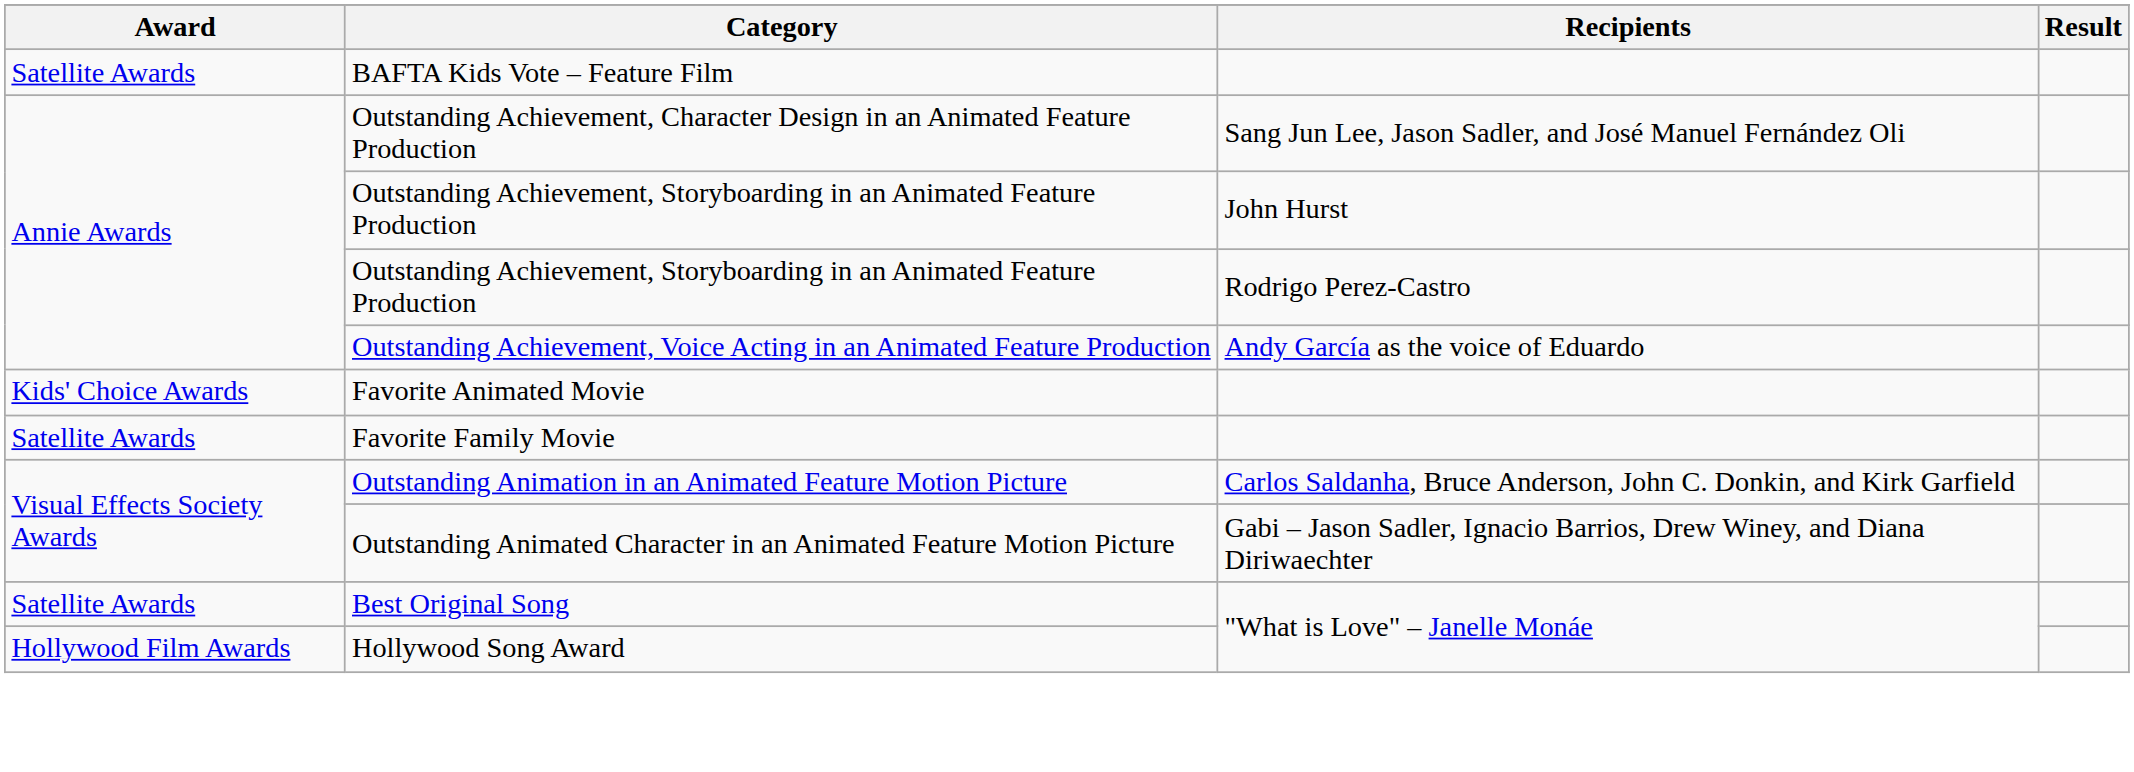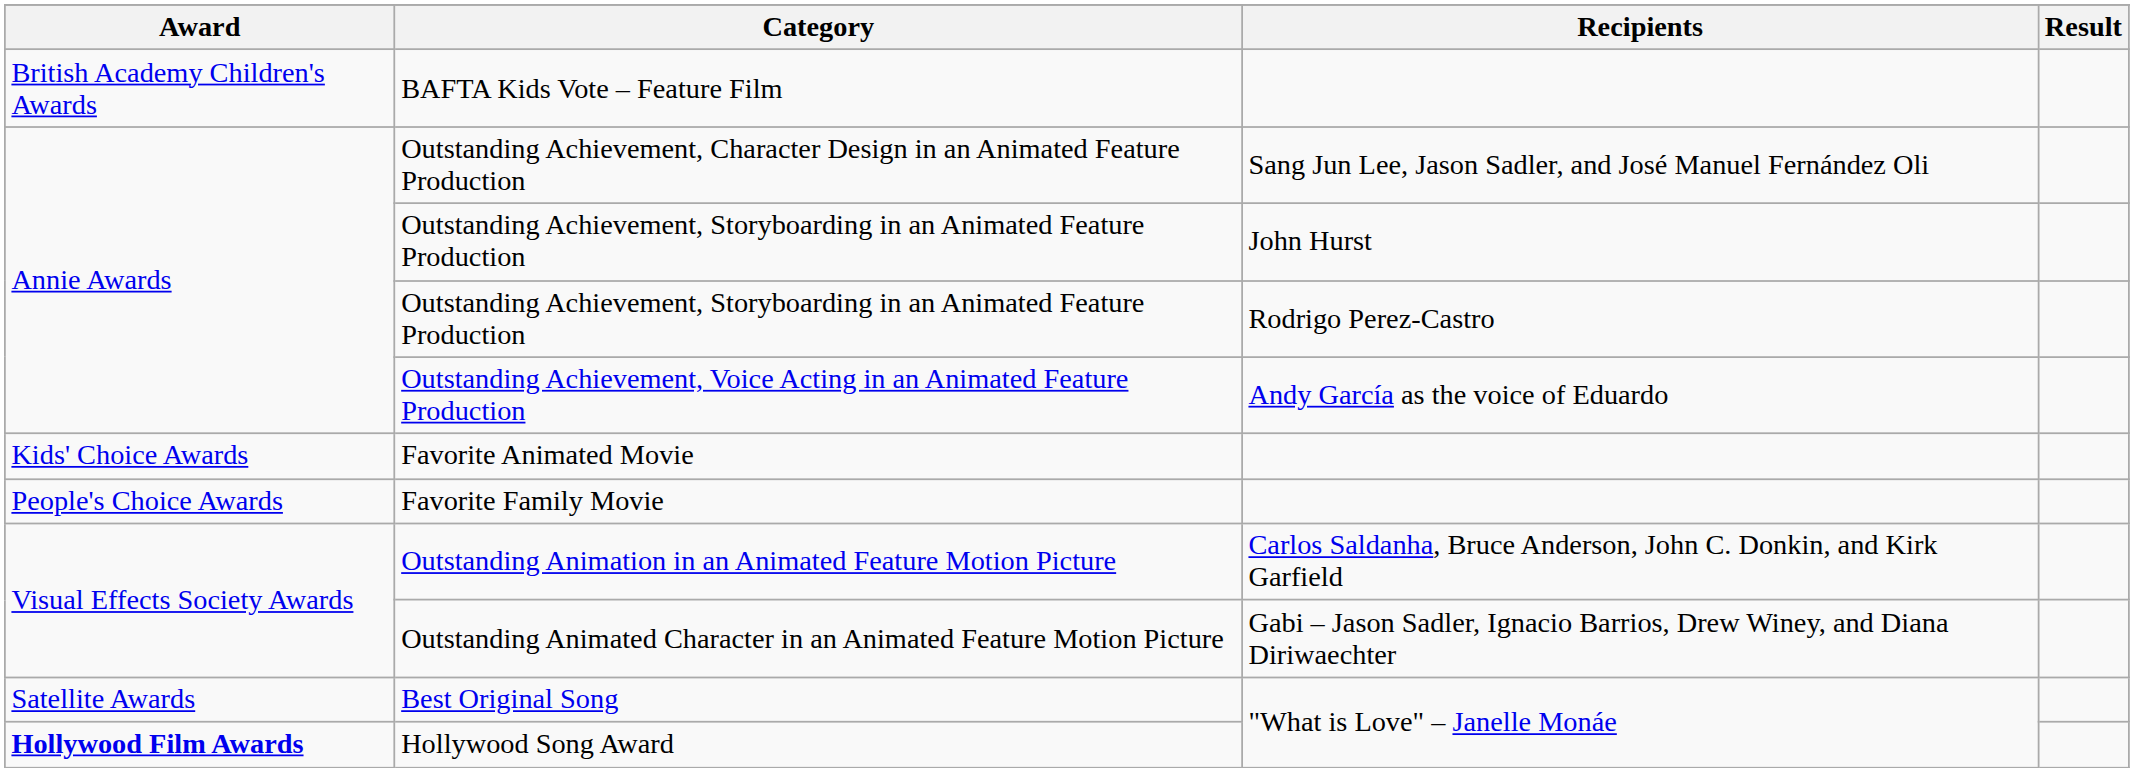(103, 71) Satellite Awards -> (168, 87) British Academy Children's Awards
(103, 436) Satellite Awards -> (147, 500) People's Choice Awards
(151, 648) normal -> (157, 744) bold
